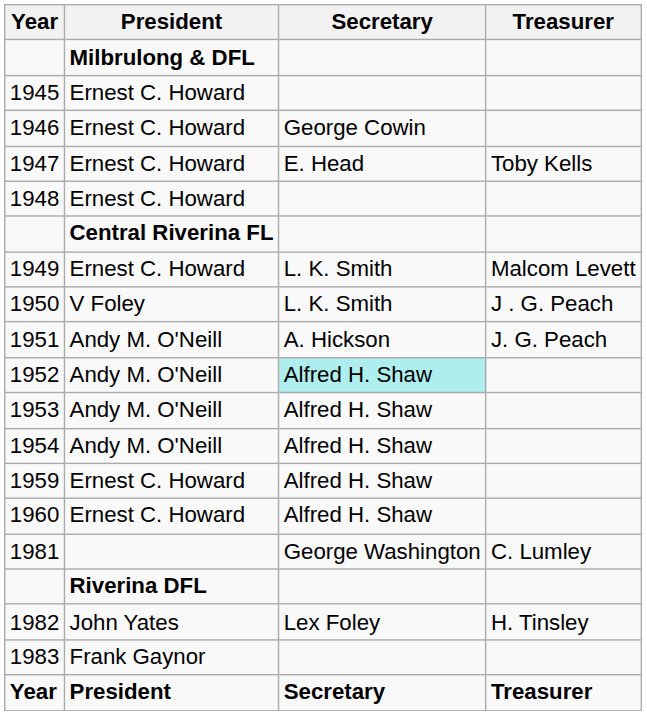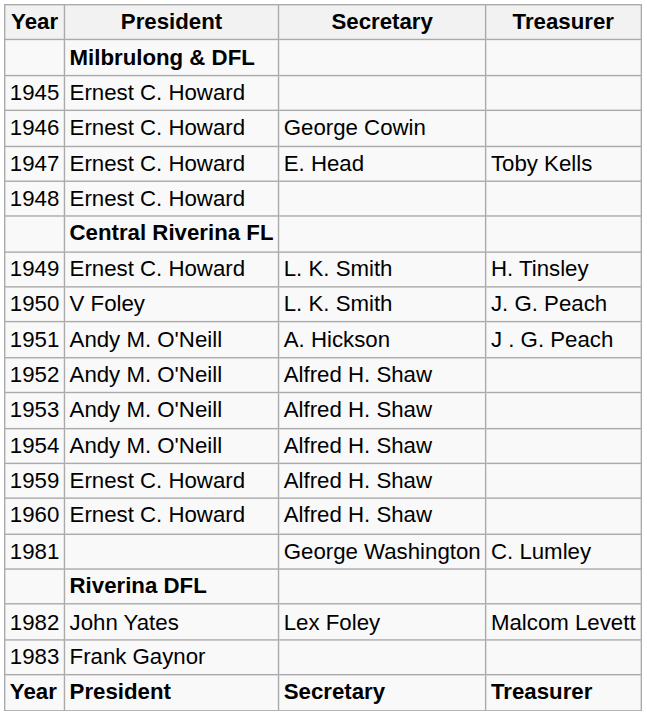(563, 269) Malcom Levett -> (540, 269) H. Tinsley
(552, 304) J . G. Peach -> (549, 304) J. G. Peach
(549, 339) J. G. Peach -> (552, 339) J . G. Peach
(358, 374) paleturquoise background -> (358, 374) no background
(540, 621) H. Tinsley -> (563, 621) Malcom Levett
